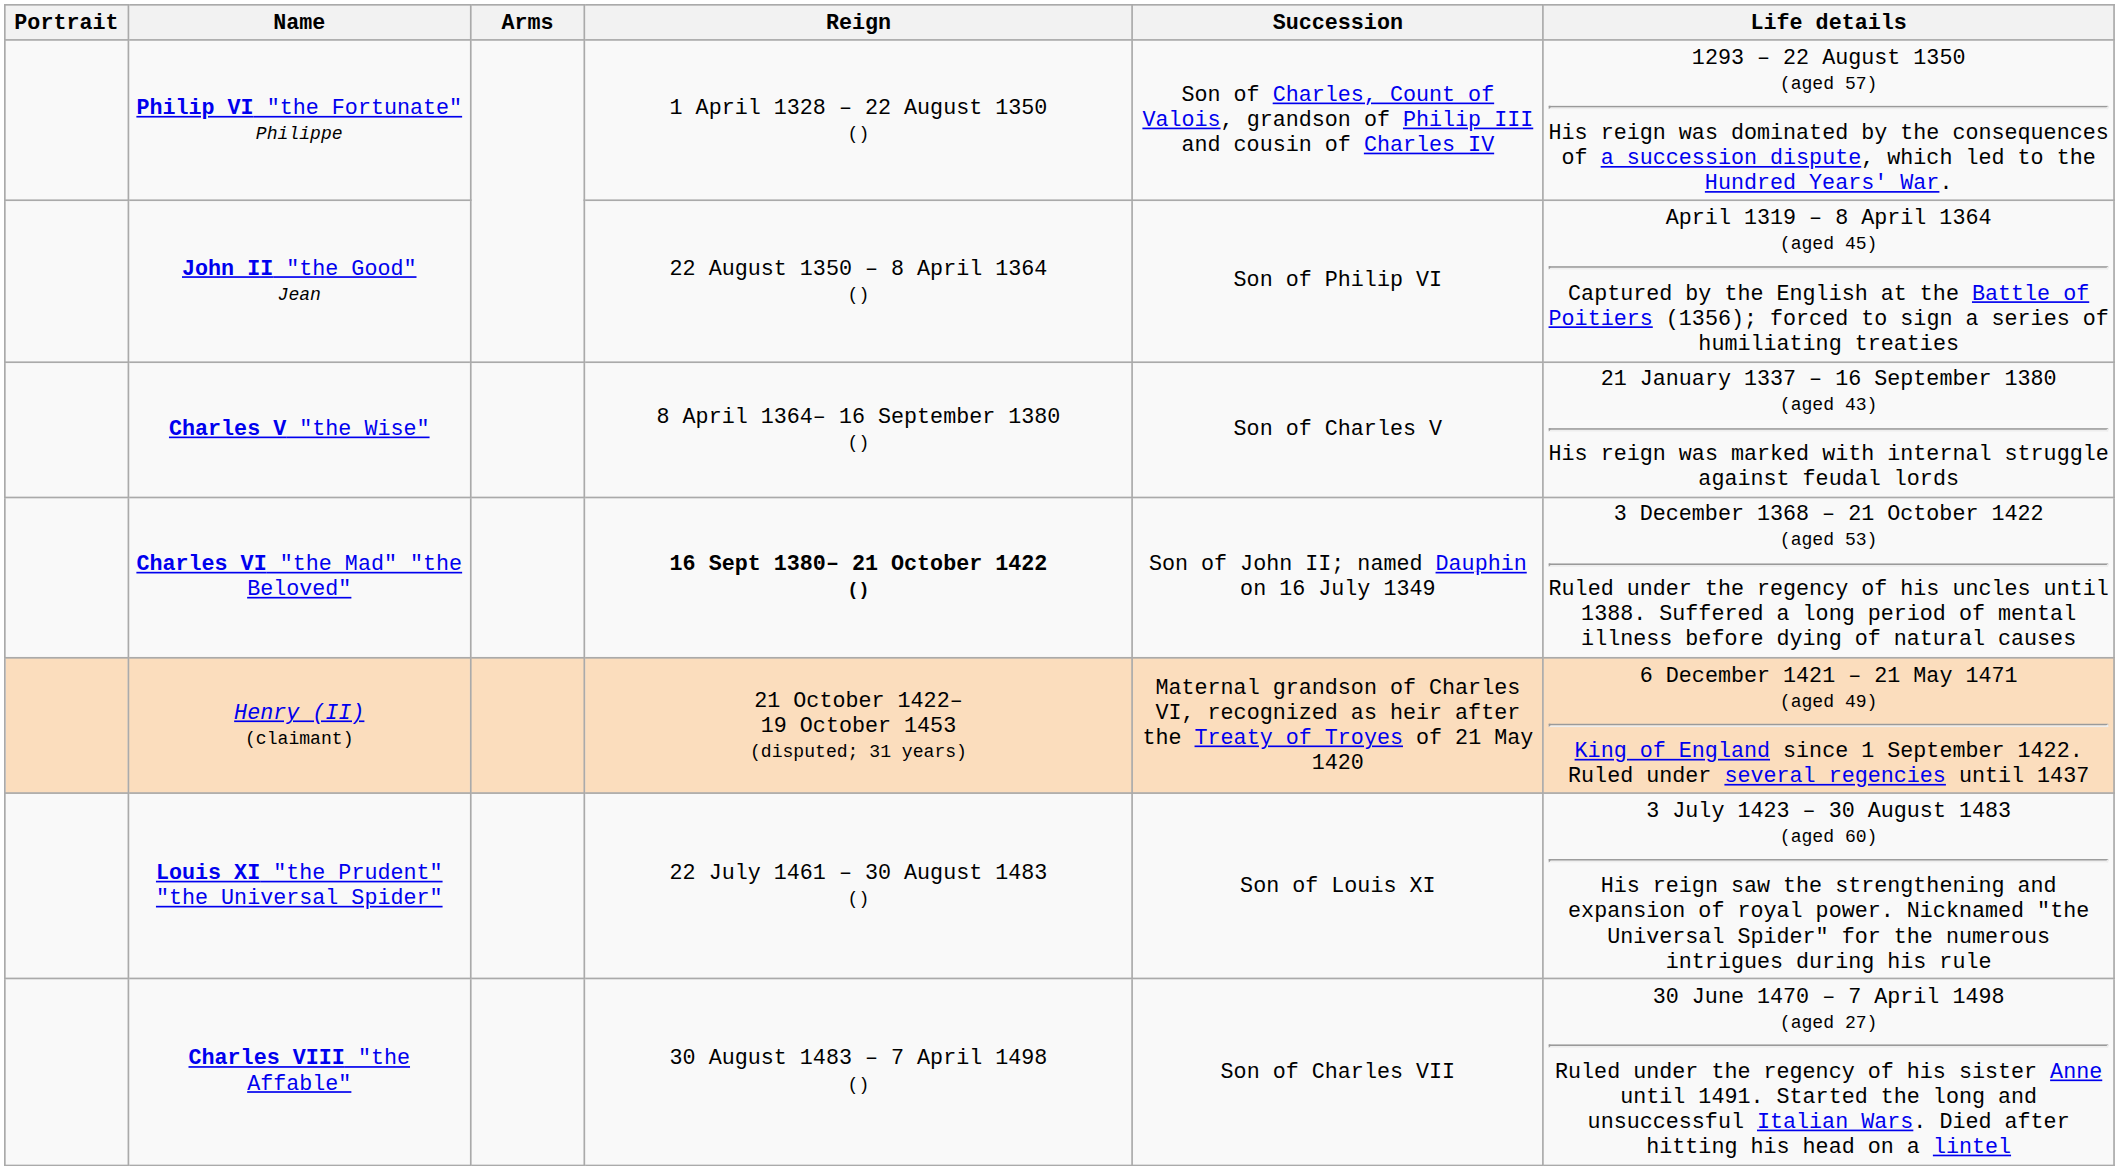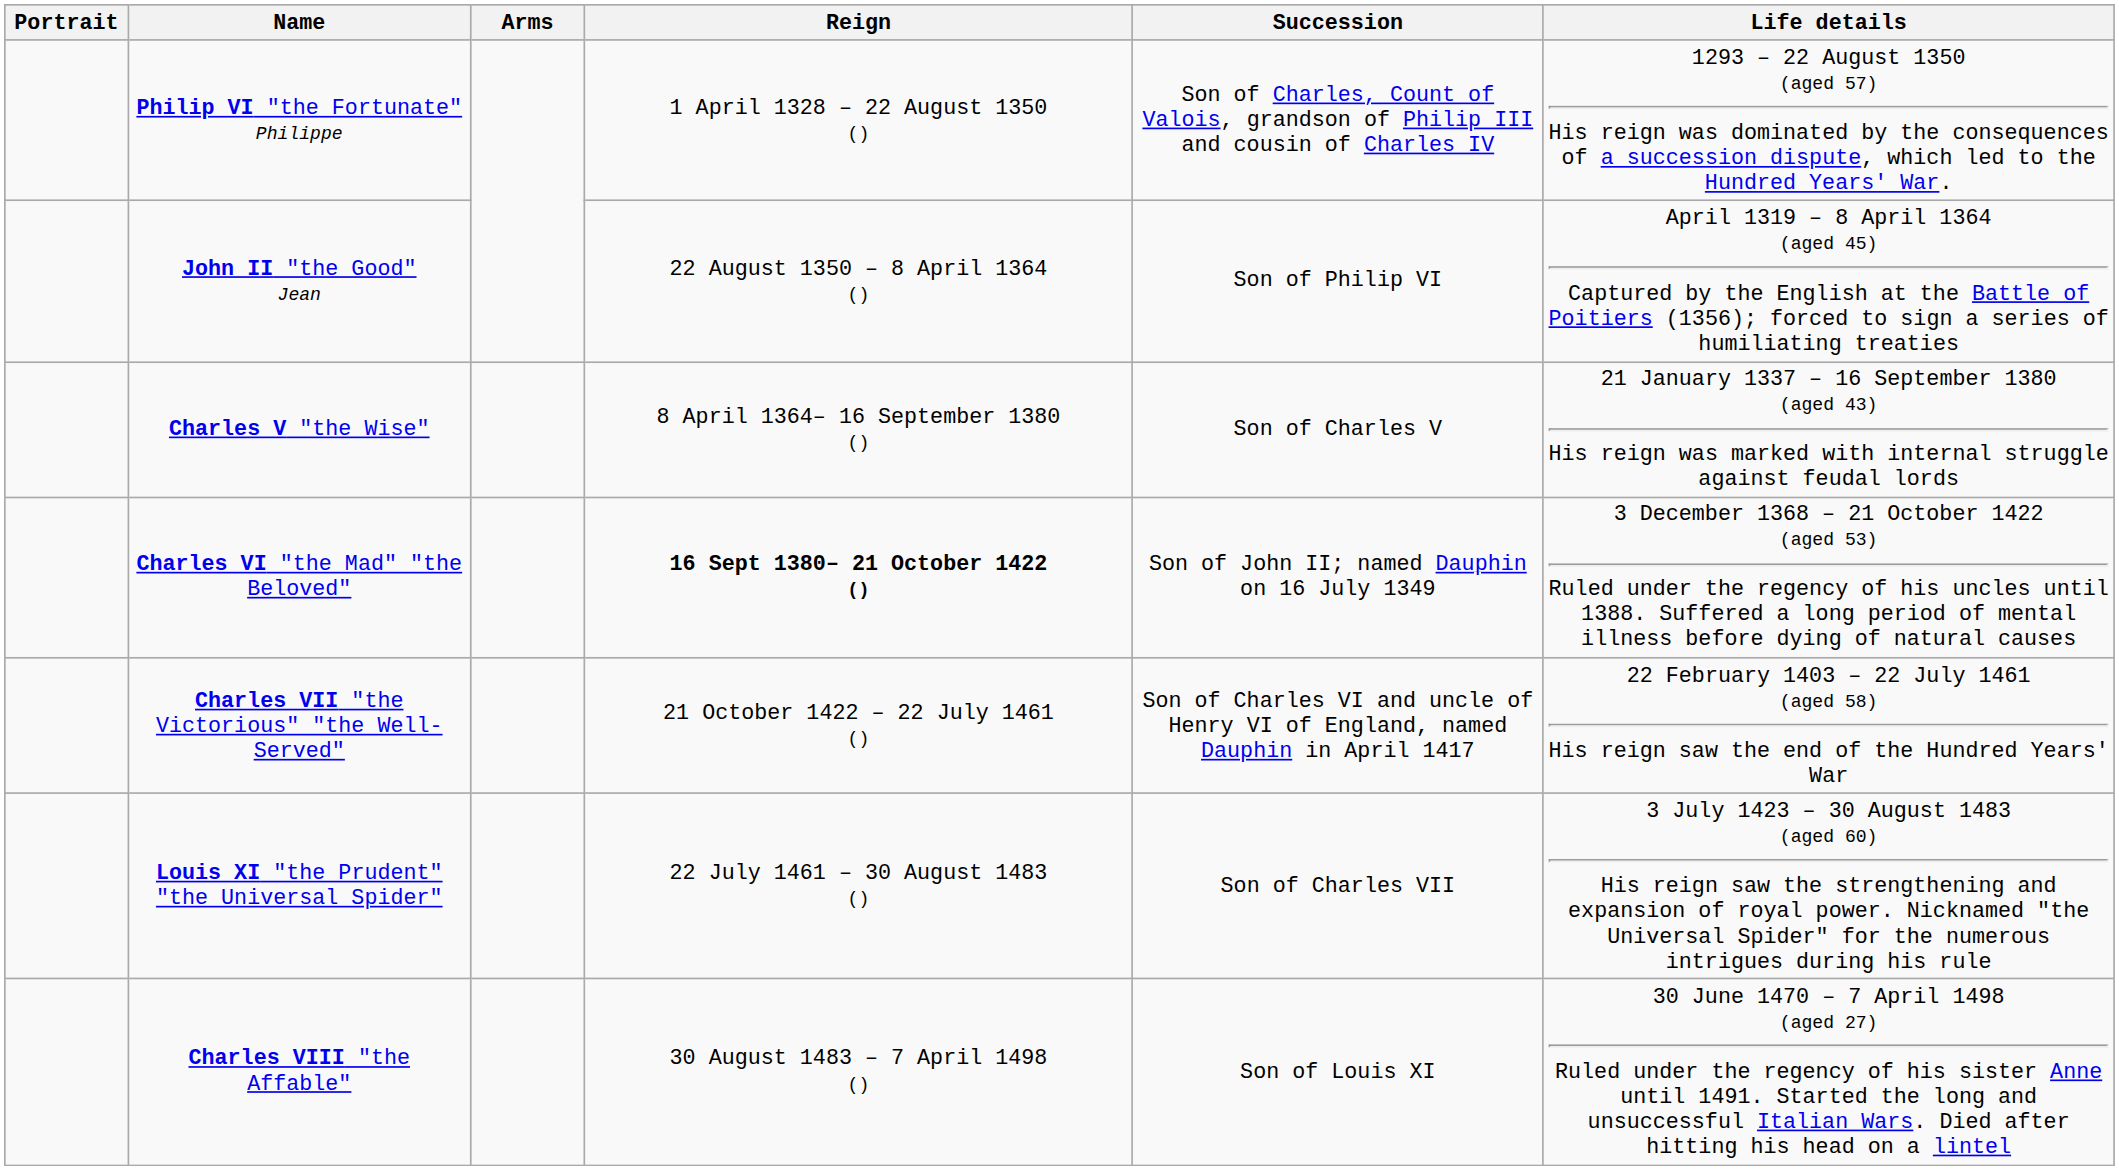- row: (299, 725)
+ row: (299, 725)
(1338, 886) Son of Louis XI -> (1338, 886) Son of Charles VII
(1338, 1072) Son of Charles VII -> (1338, 1072) Son of Louis XI
